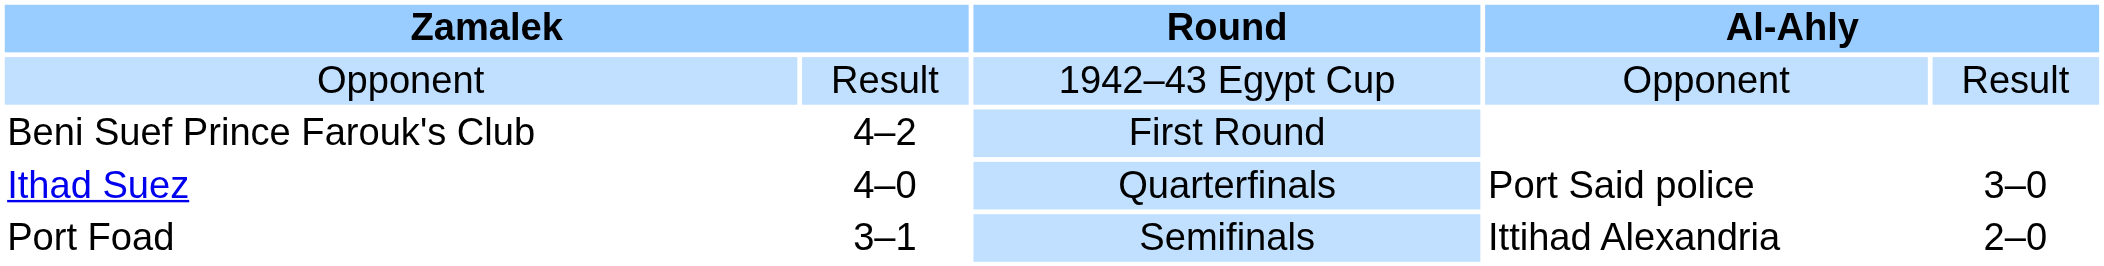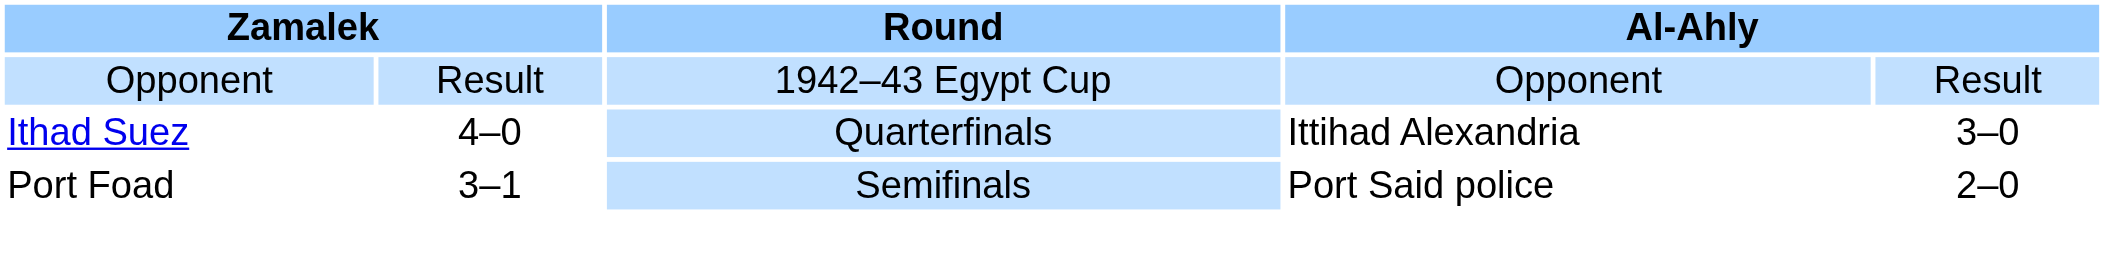- row: (271, 132)
(1621, 184) Port Said police -> (1434, 132) Ittihad Alexandria
(1634, 237) Ittihad Alexandria -> (1421, 184) Port Said police
